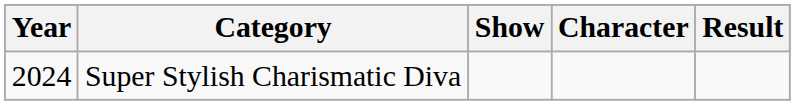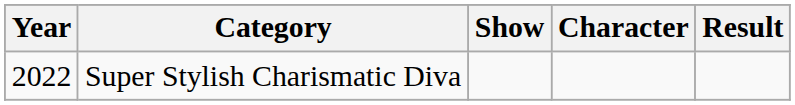(42, 75) 2024 -> (42, 75) 2022
